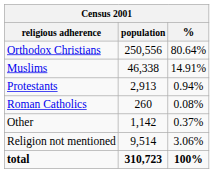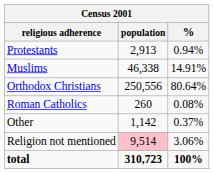rows swapped: (54, 50) <-> (32, 86)
(143, 141) no background -> (143, 141) pink background
